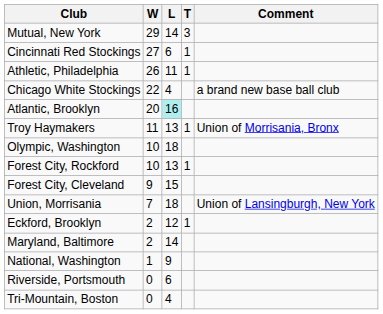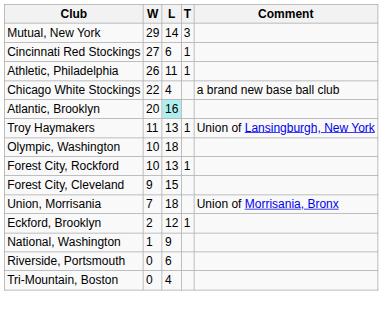(268, 128) Union of Morrisania, Bronx -> (286, 128) Union of Lansingburgh, New York
(286, 204) Union of Lansingburgh, New York -> (268, 204) Union of Morrisania, Bronx
- row: (60, 242)
